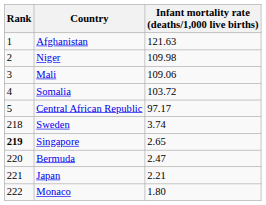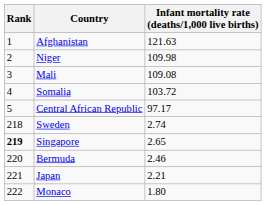(162, 74) 109.06 -> (162, 74) 109.08
(157, 125) 3.74 -> (157, 125) 2.74
(157, 158) 2.47 -> (157, 158) 2.46
